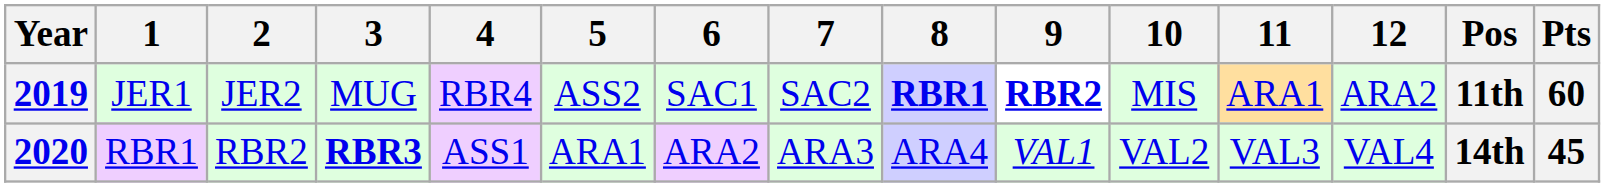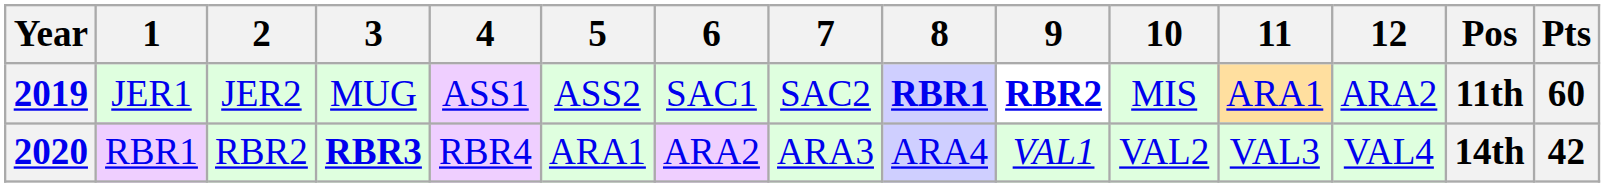(485, 92) RBR4 -> (485, 92) ASS1
(485, 151) ASS1 -> (485, 151) RBR4
(1566, 151) 45 -> (1566, 151) 42
